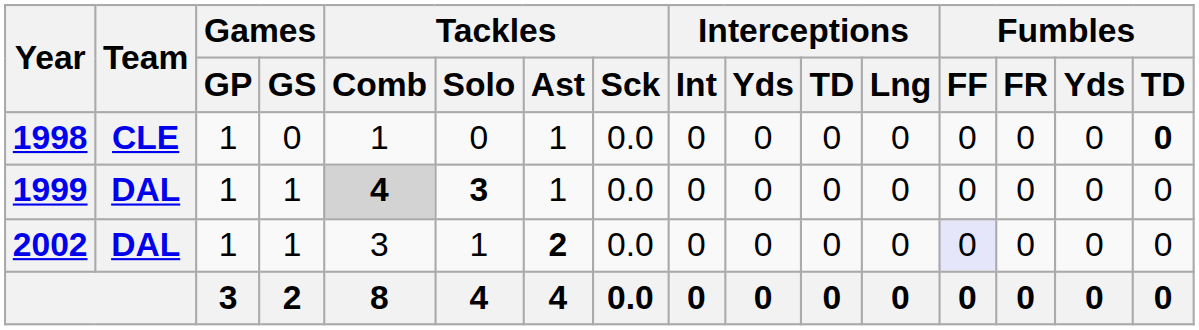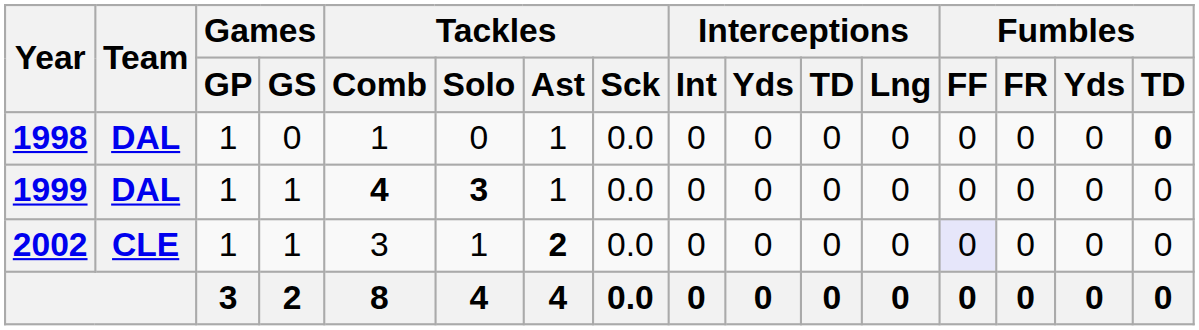(146, 137) CLE -> (146, 137) DAL
(379, 191) lightgrey background -> (379, 191) no background
(146, 244) DAL -> (146, 244) CLE
